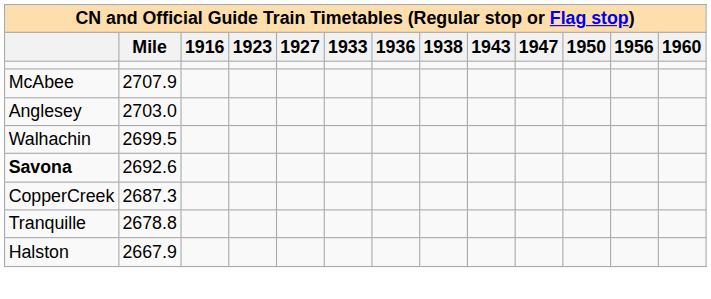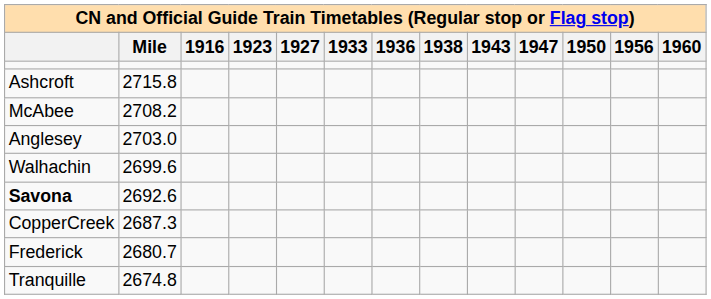+ row: (41, 83)
(150, 83) 2707.9 -> (150, 111) 2708.2
(150, 139) 2699.5 -> (150, 167) 2699.6
+ row: (46, 252)
(150, 223) 2678.8 -> (150, 280) 2674.8
- row: (39, 252)
